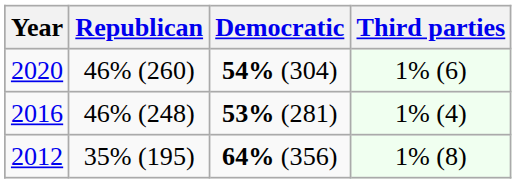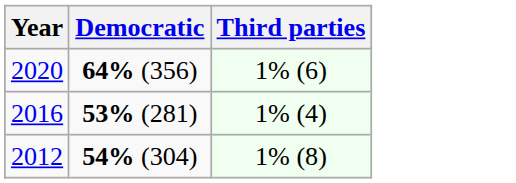- column: (139, 27)
(280, 70) 54% (304) -> (140, 70) 64% (356)
(280, 156) 64% (356) -> (140, 156) 54% (304)
